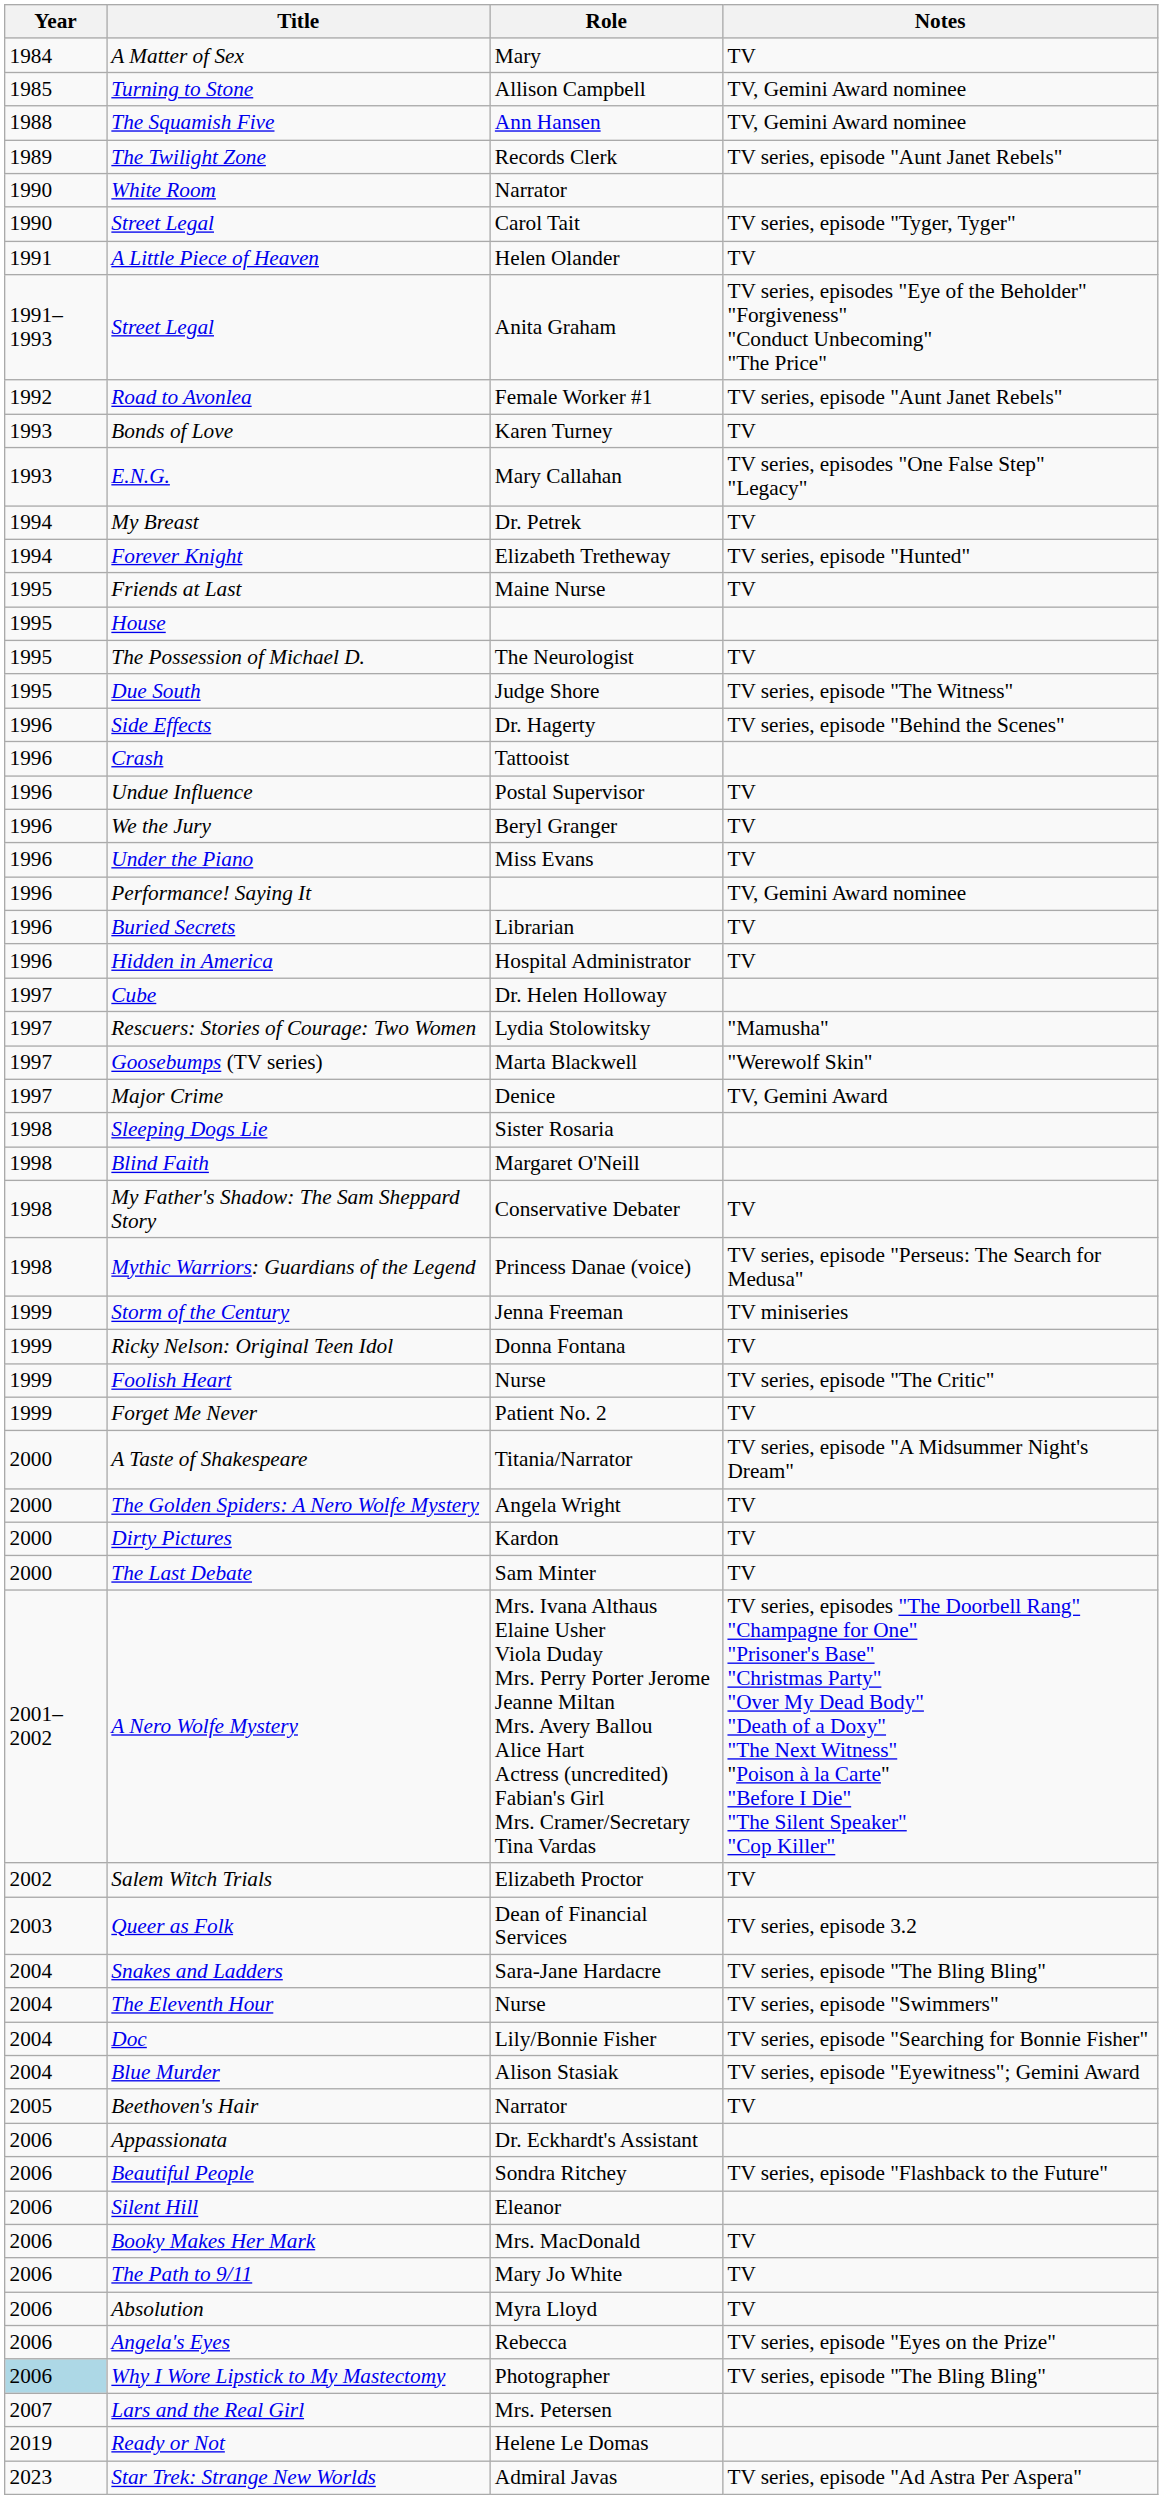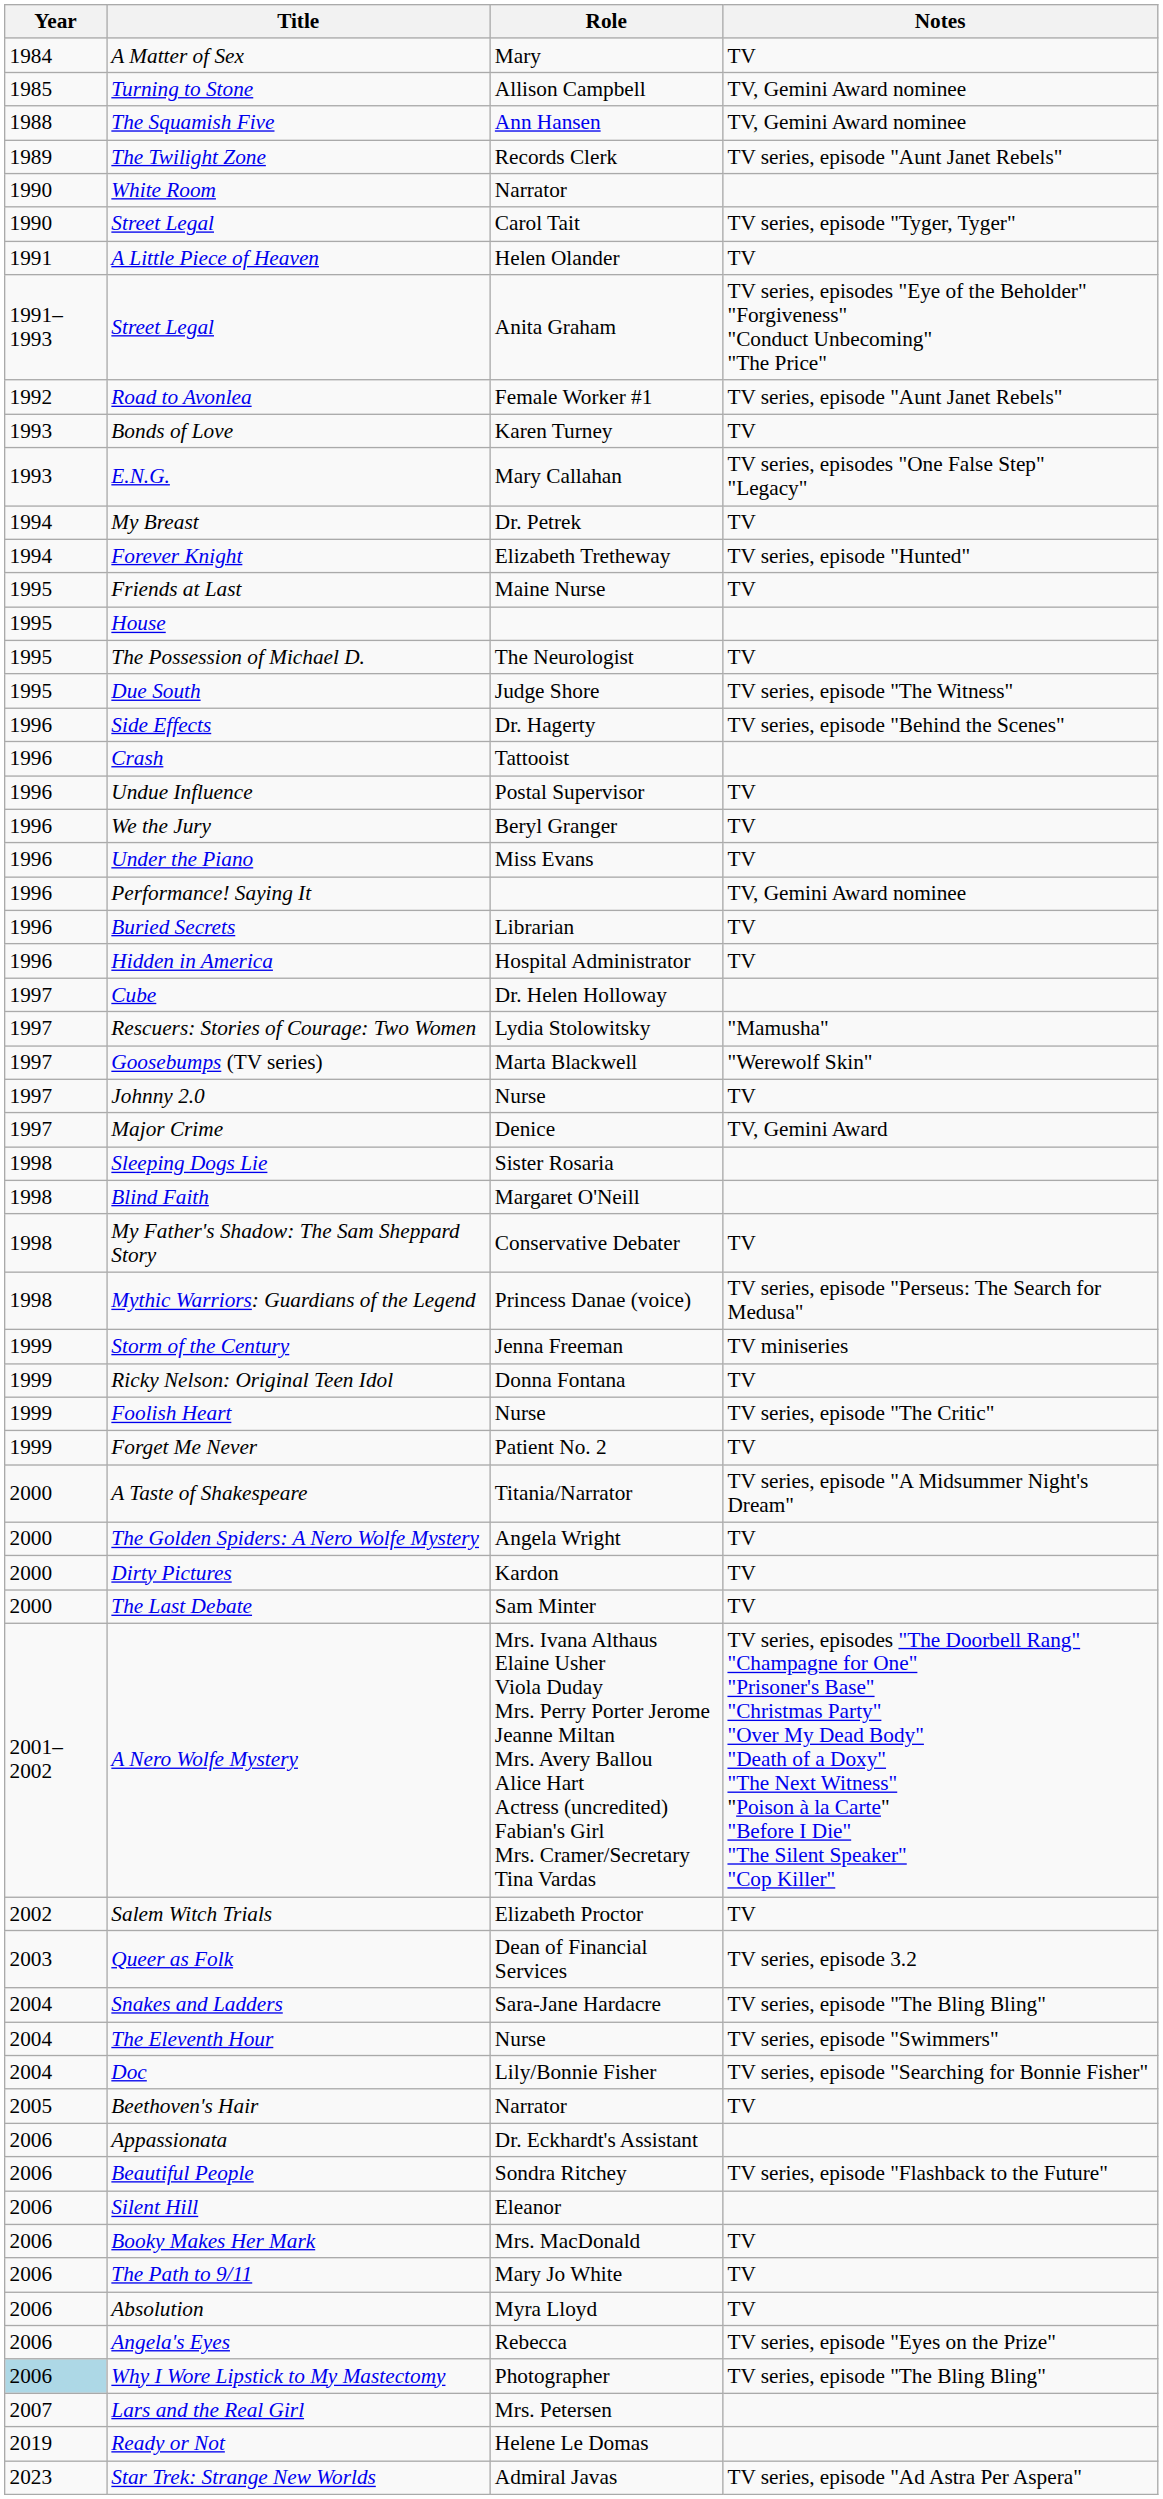+ row: (158, 1095)
- row: (166, 2072)
